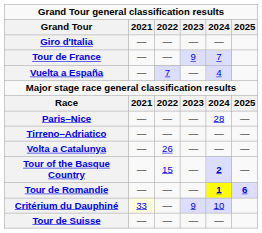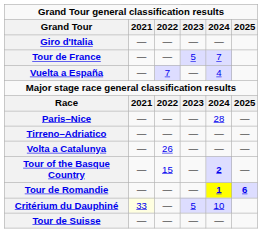(193, 57) 9 -> (193, 57) 5
(193, 205) 9 -> (193, 205) 5
